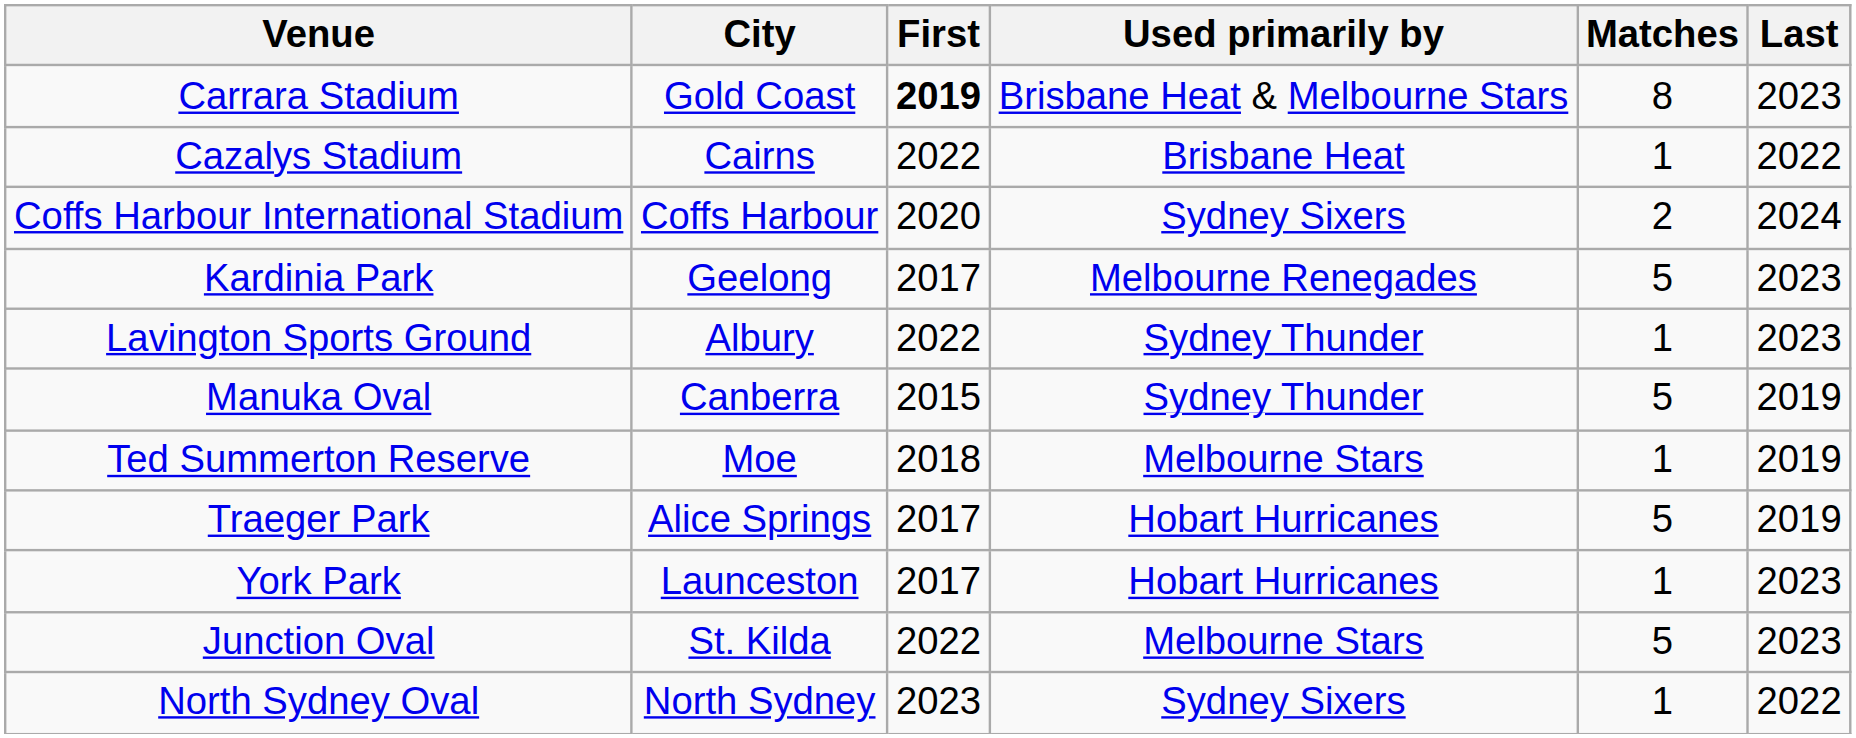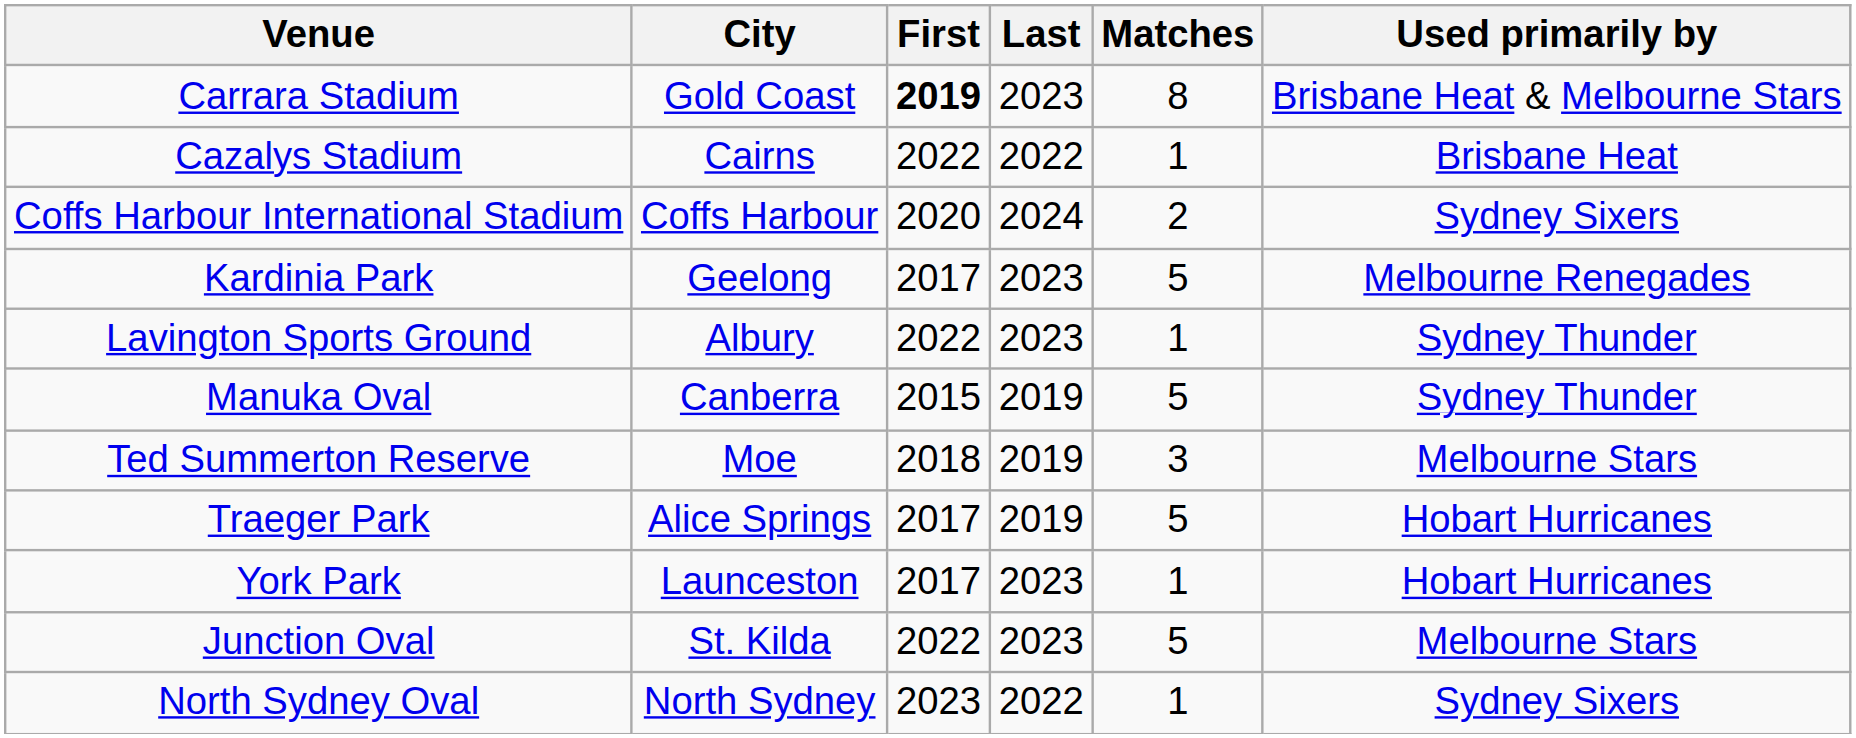columns swapped: (1799, 34) <-> (1283, 34)
(1662, 459) 1 -> (1178, 459) 3
